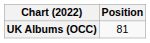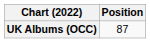(122, 29) 81 -> (122, 29) 87
